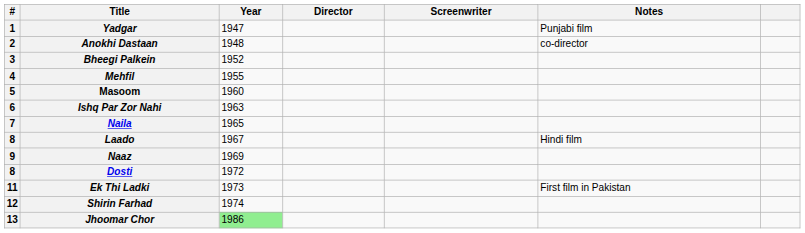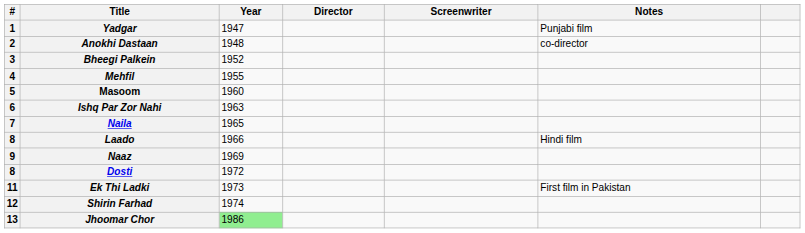(233, 140) 1967 -> (233, 140) 1966
